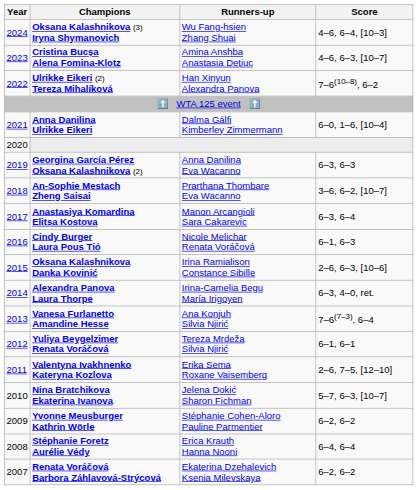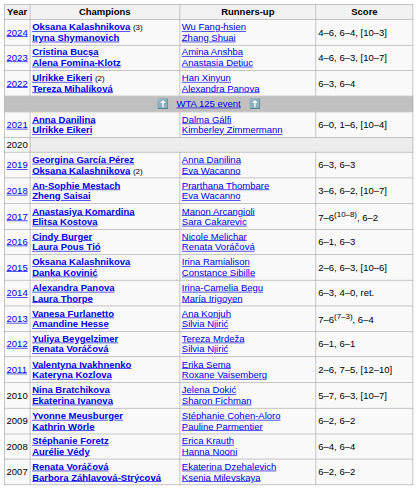(348, 84) 7–6(10–8), 6–2 -> (337, 84) 6–3, 6–4
(337, 217) 6–3, 6–4 -> (348, 217) 7–6(10–8), 6–2
